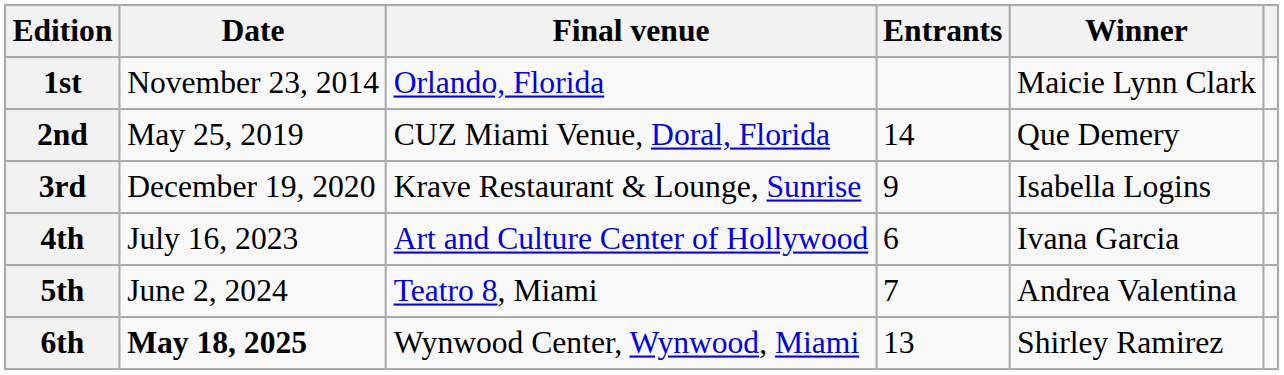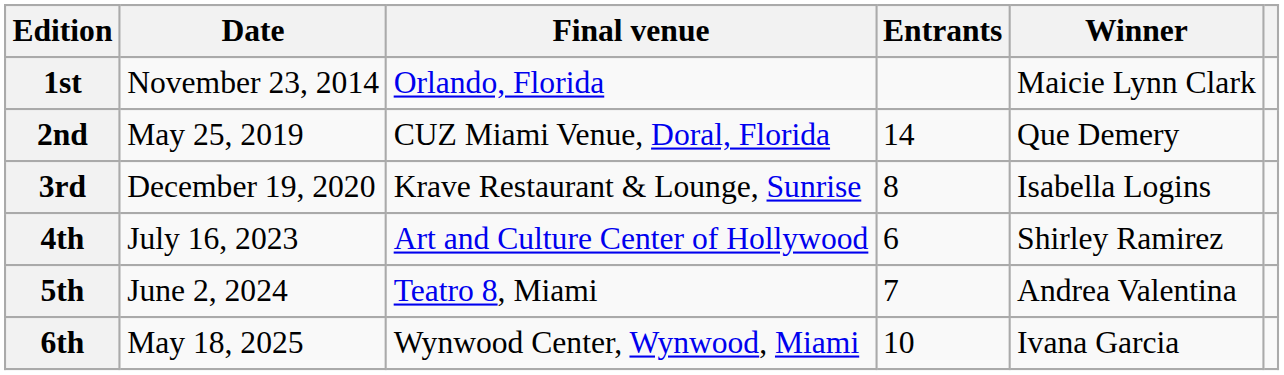(891, 187) 9 -> (891, 187) 8
(1098, 239) Ivana Garcia -> (1120, 239) Shirley Ramirez
(217, 343) bold -> (215, 343) normal
(899, 343) 13 -> (899, 343) 10
(1120, 343) Shirley Ramirez -> (1098, 343) Ivana Garcia
